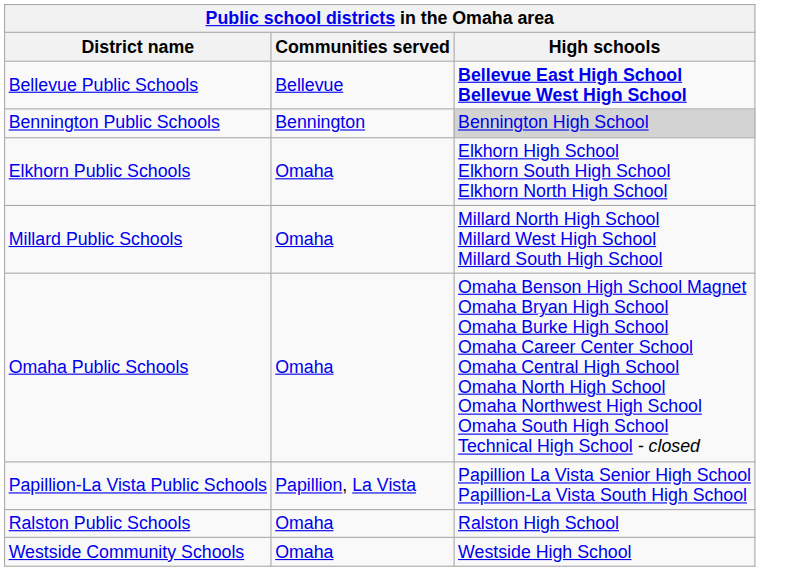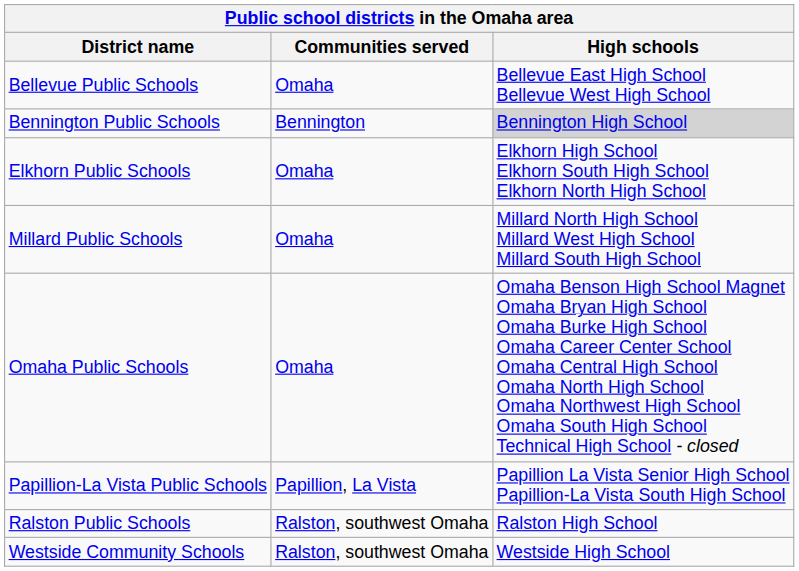(309, 84) Bellevue -> (304, 84) Omaha
(572, 84) bold -> (604, 84) normal
(304, 523) Omaha -> (382, 523) Ralston, southwest Omaha
(304, 551) Omaha -> (382, 551) Ralston, southwest Omaha
